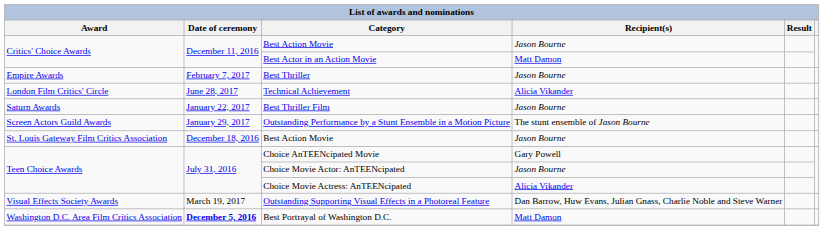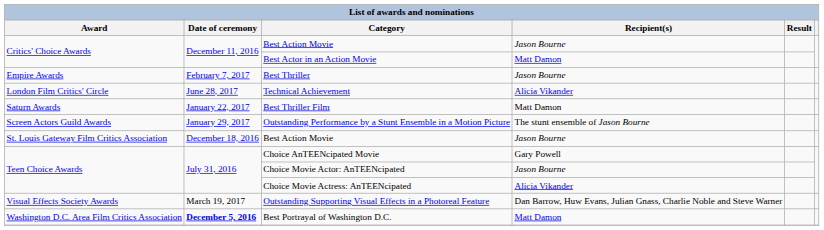(540, 106) Jason Bourne -> (538, 106) Matt Damon
